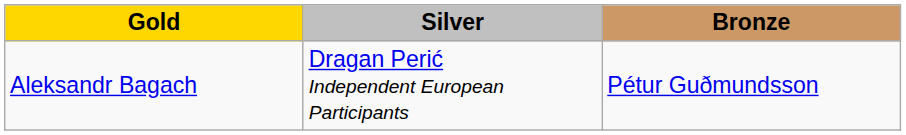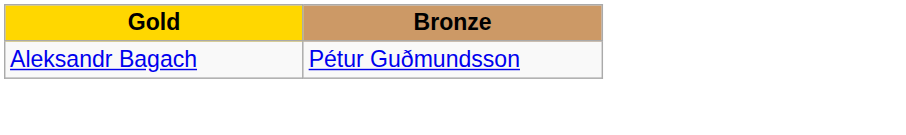- column: (453, 22)
